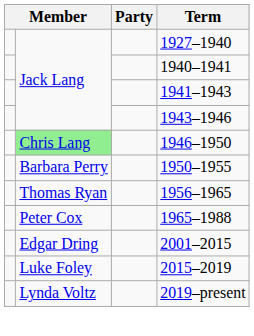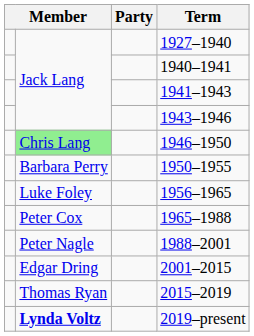(63, 192) Thomas Ryan -> (56, 192) Luke Foley
+ row: (196, 243)
(56, 268) Luke Foley -> (63, 293) Thomas Ryan
(58, 293) normal -> (60, 318) bold
